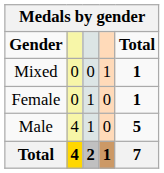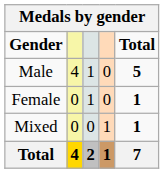rows swapped: (36, 127) <-> (36, 72)
